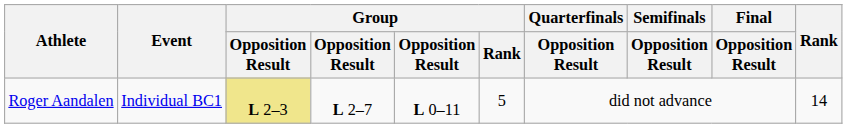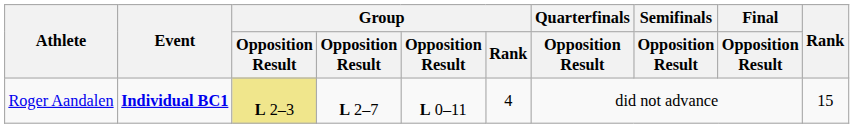(172, 100) normal -> (175, 100) bold
(502, 100) 5 -> (508, 100) 4
(819, 100) 14 -> (825, 100) 15
